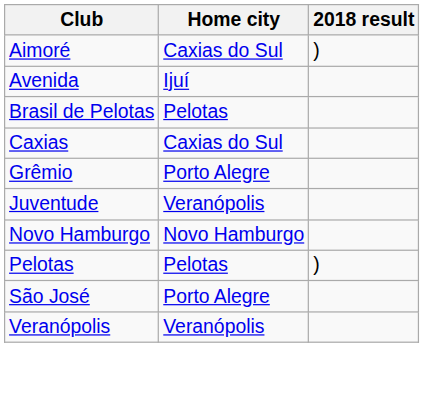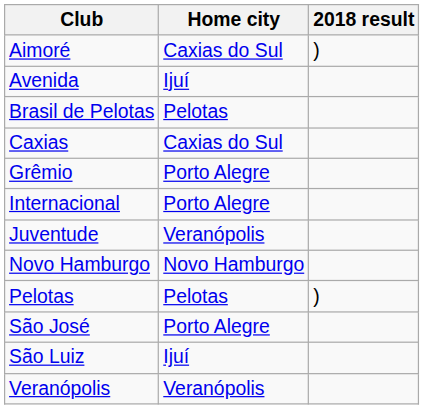+ row: (65, 204)
+ row: (47, 357)
